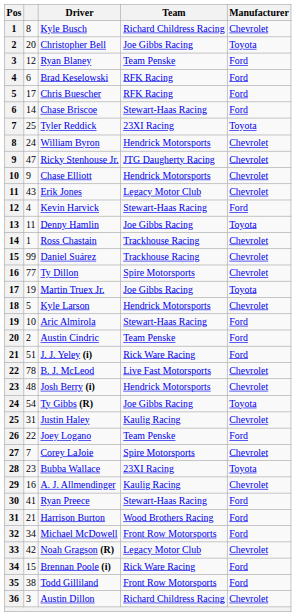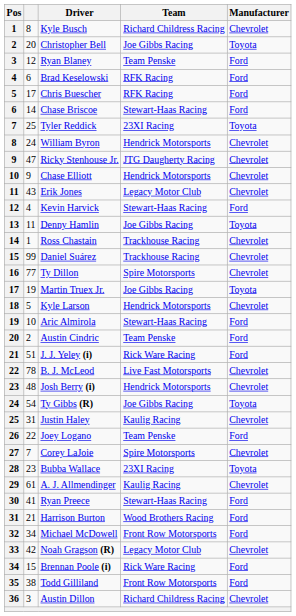(31, 485) 16 -> (31, 485) 61
